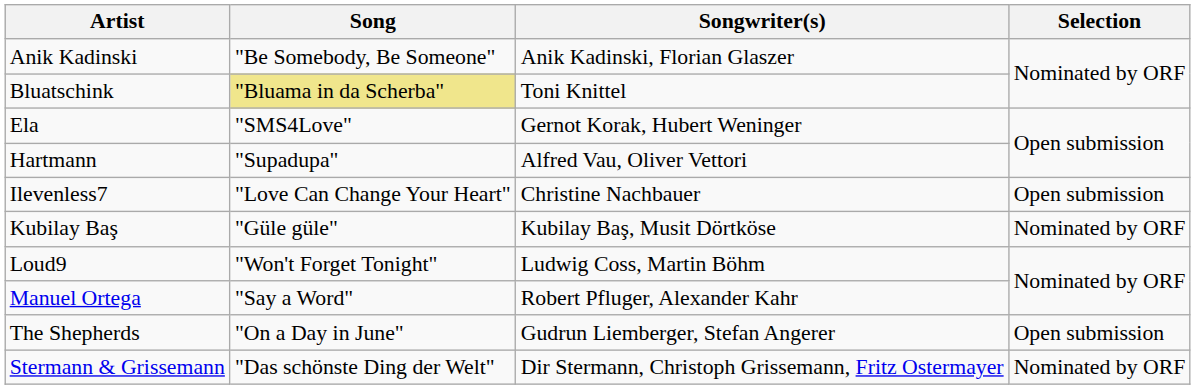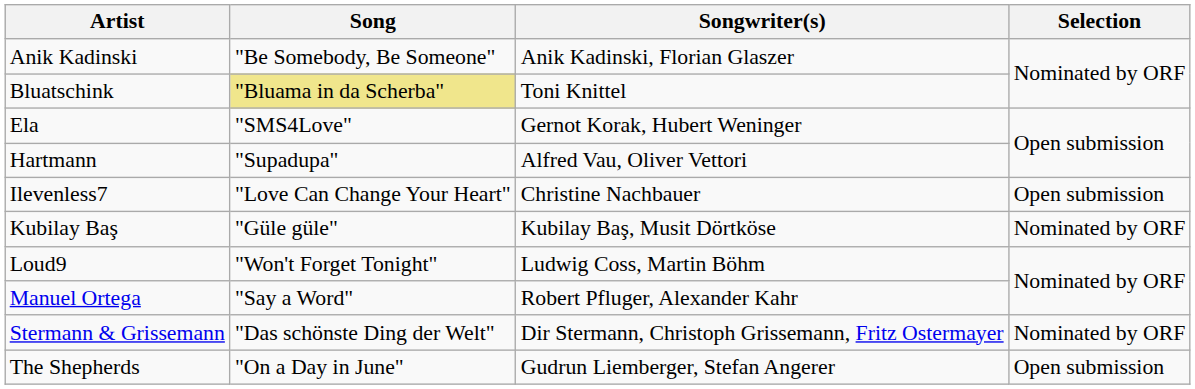rows swapped: (75, 332) <-> (117, 366)
